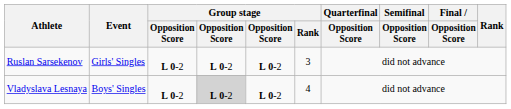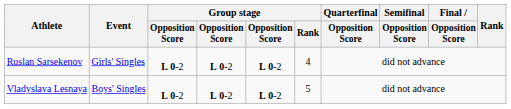(308, 61) 3 -> (308, 61) 4
(221, 95) lightgrey background -> (221, 95) no background
(308, 89) 4 -> (308, 89) 5
